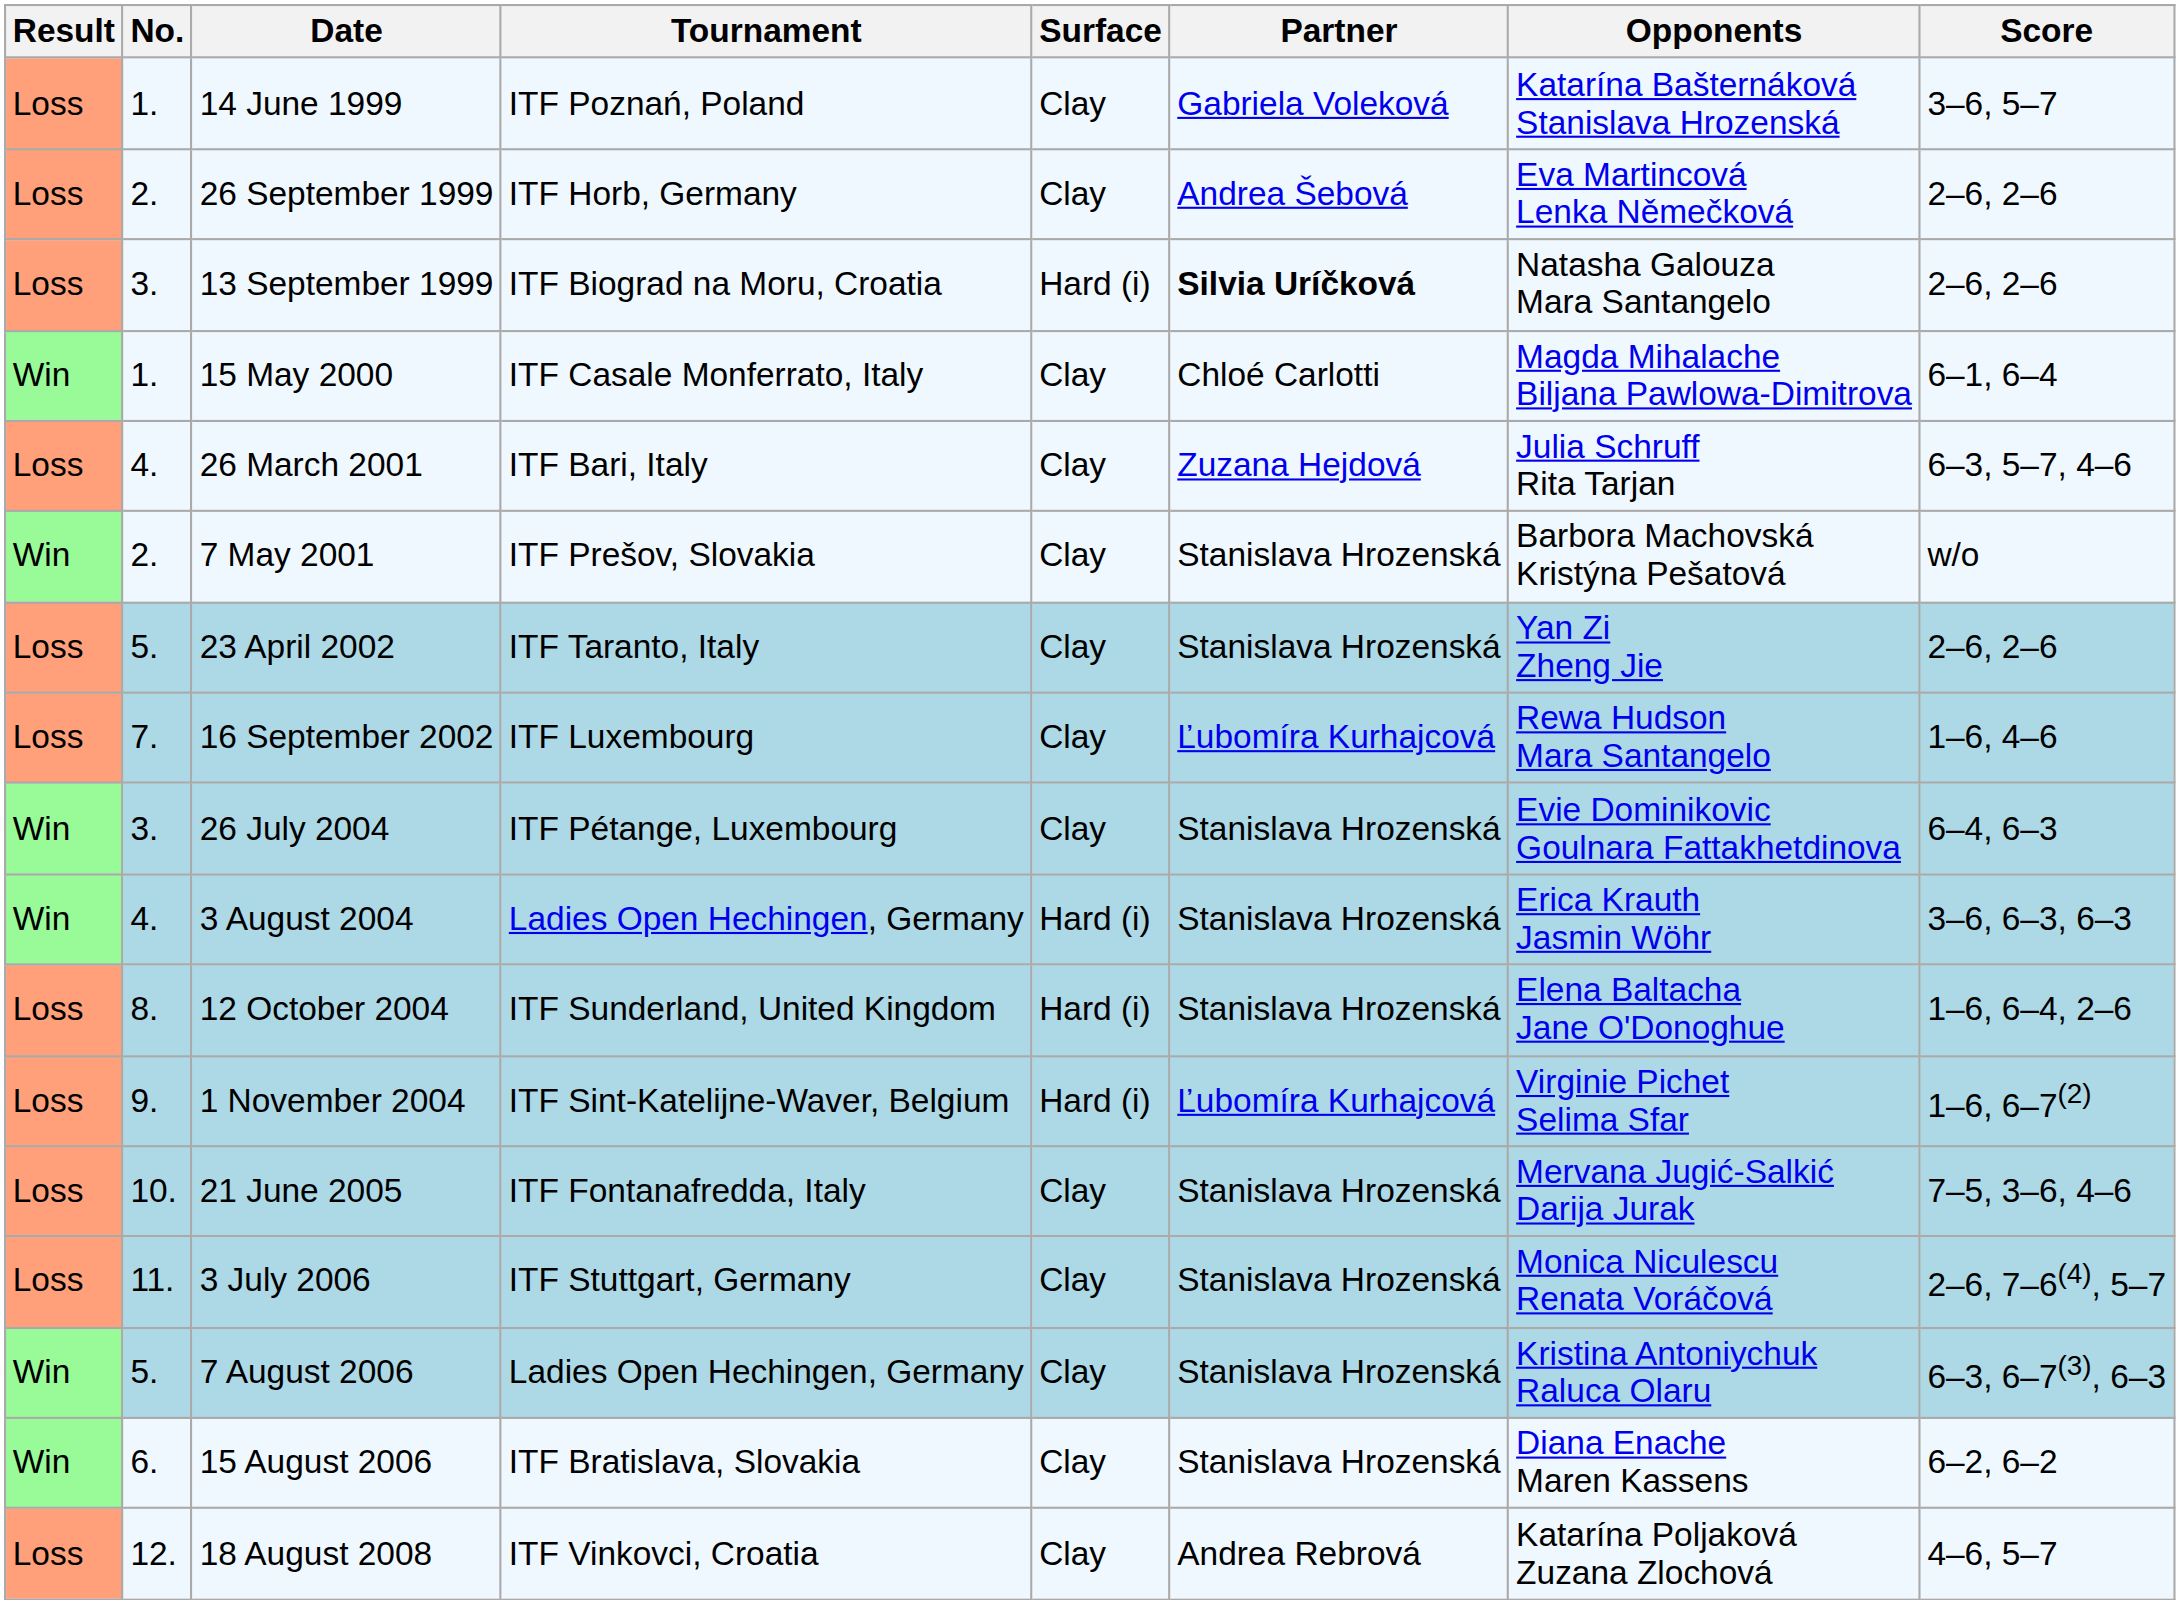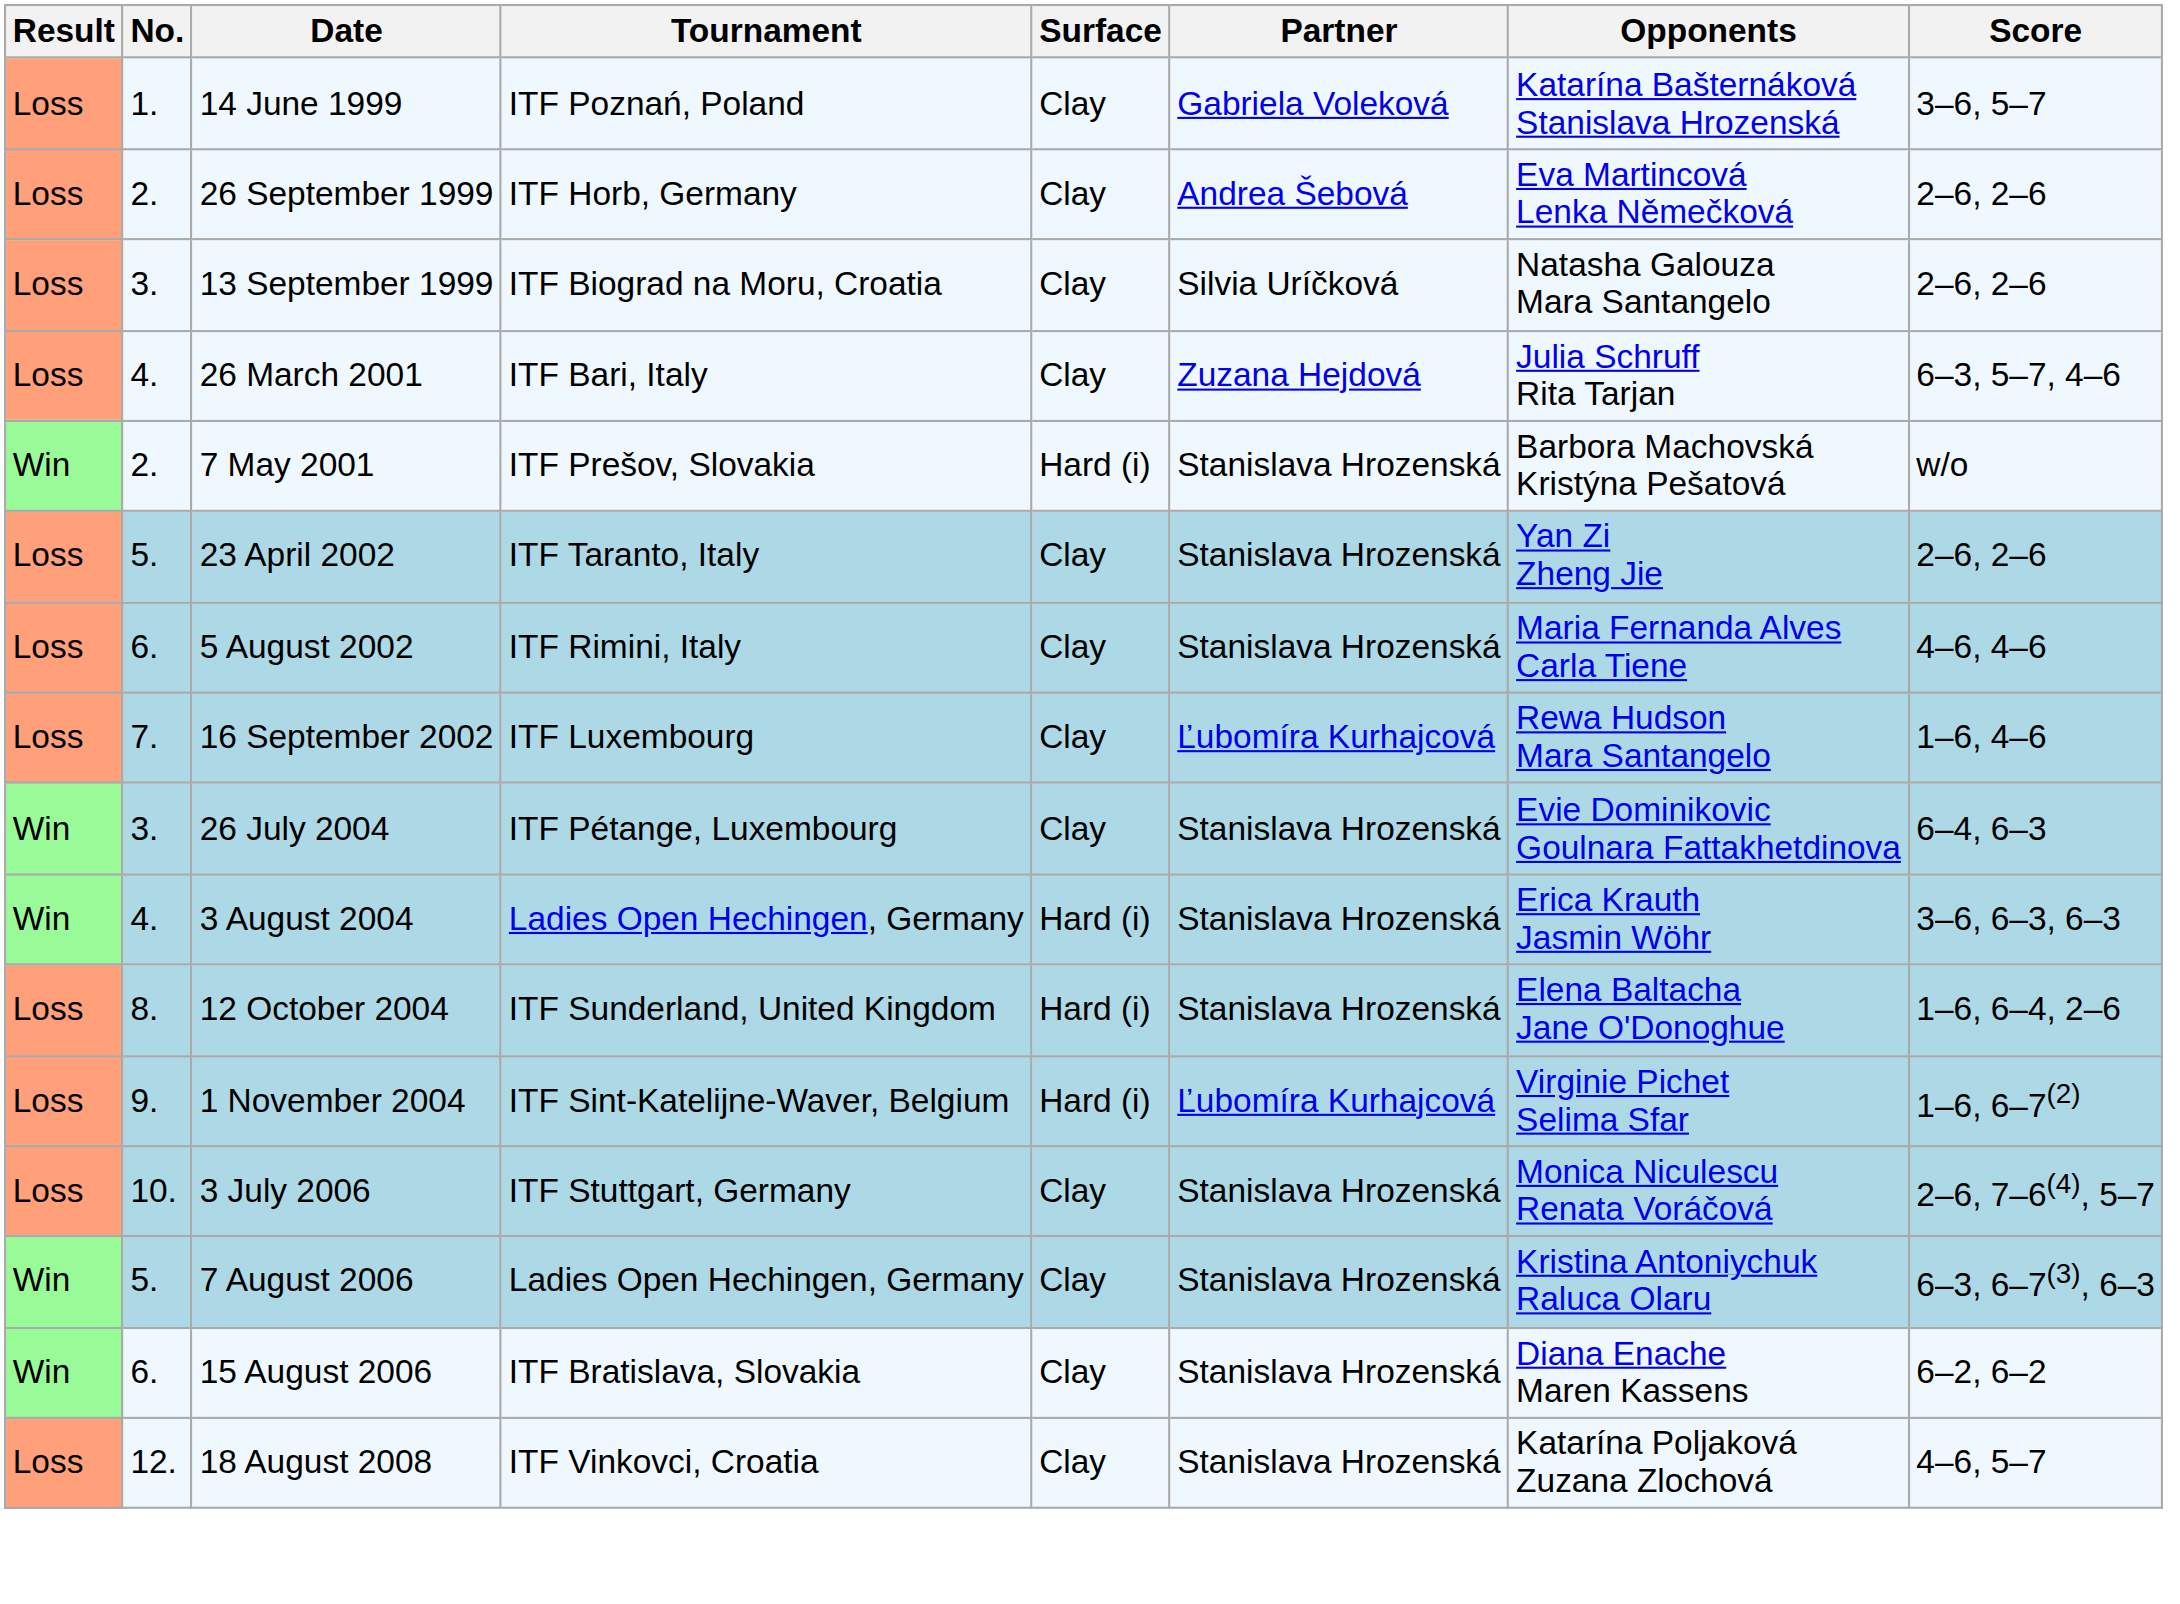(1095, 284) Hard (i) -> (1073, 284) Clay
(1296, 284) bold -> (1288, 284) normal
- row: (296, 374)
(1073, 556) Clay -> (1095, 465) Hard (i)
+ row: (307, 646)
- row: (301, 1190)
(152, 1281) 11. -> (154, 1190) 10.
(1299, 1553) Andrea Rebrová -> (1339, 1462) Stanislava Hrozenská
